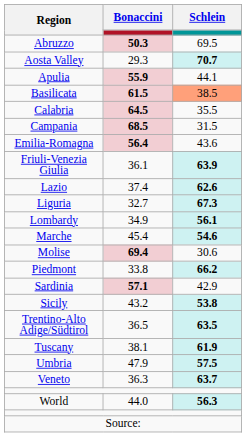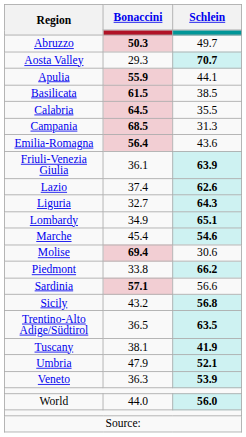(207, 43) 69.5 -> (207, 43) 49.7
(207, 93) lightsalmon background -> (207, 93) no background
(207, 126) 31.5 -> (207, 126) 31.3
(207, 203) 67.3 -> (207, 203) 64.3
(207, 220) 56.1 -> (207, 220) 65.1
(207, 286) 42.9 -> (207, 286) 56.6
(207, 302) 53.8 -> (207, 302) 56.8
(207, 346) 61.9 -> (207, 346) 41.9
(207, 363) 57.5 -> (207, 363) 52.1
(207, 379) 63.7 -> (207, 379) 53.9
(207, 401) 56.3 -> (207, 401) 56.0
